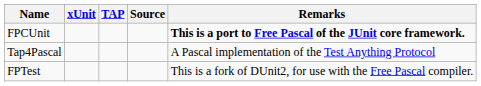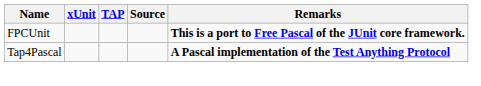(303, 52) normal -> (310, 52) bold
- row: (24, 71)
